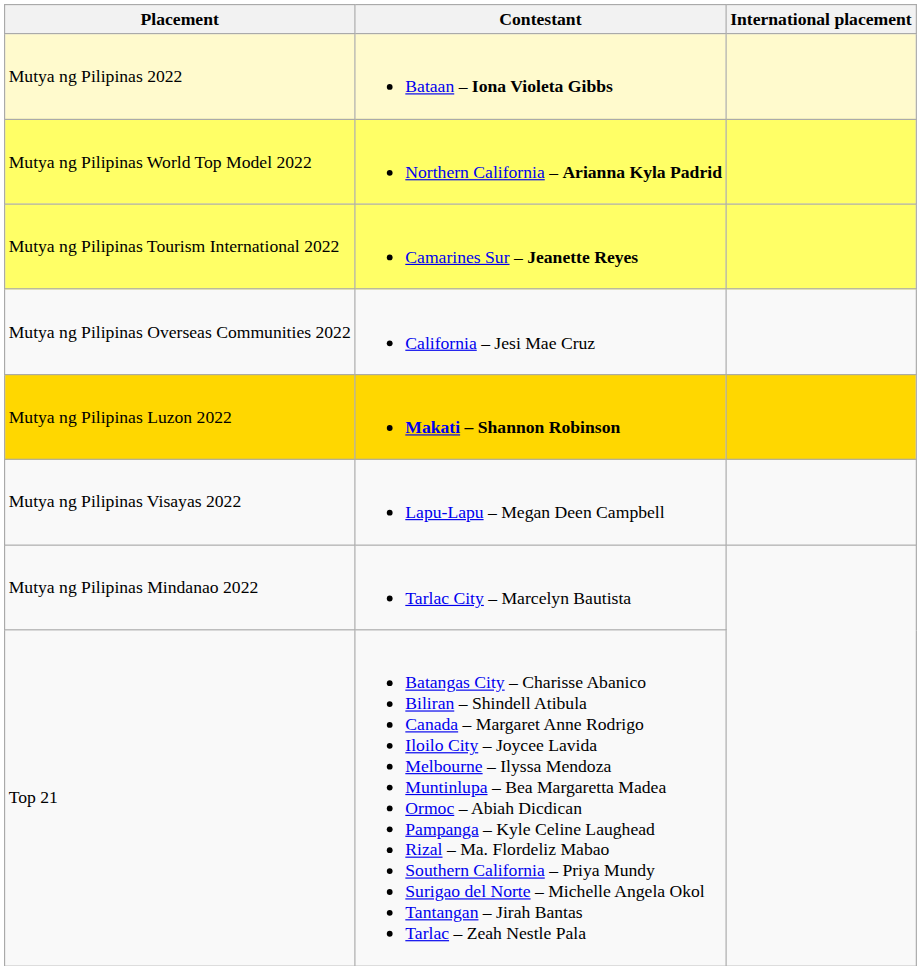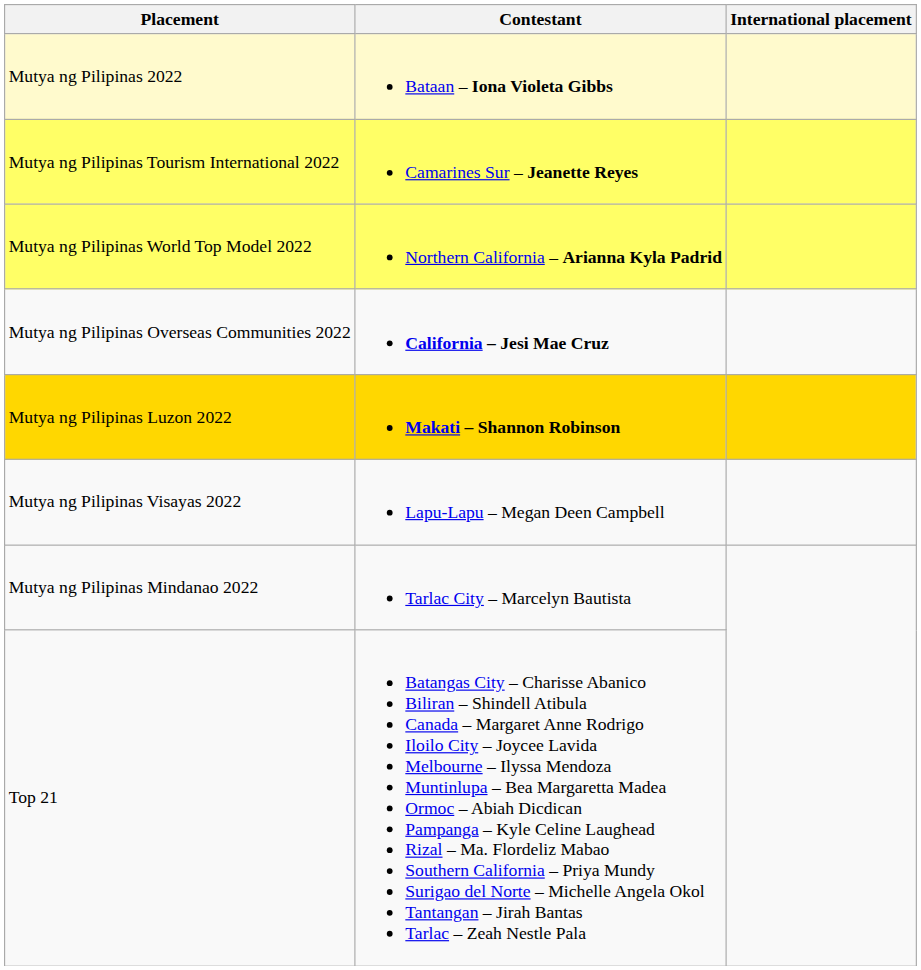rows swapped: (160, 161) <-> (174, 246)
(540, 342) normal -> (540, 342) bold
